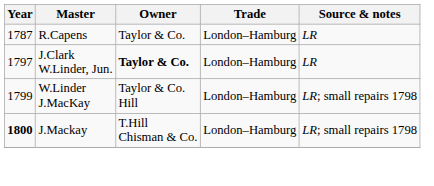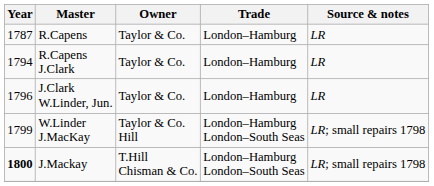+ row: (63, 61)
(20, 61) 1797 -> (20, 95) 1796
(154, 61) bold -> (152, 95) normal
(250, 95) London–Hamburg -> (254, 130) London–Hamburg London–South Seas
(250, 130) London–Hamburg -> (254, 164) London–Hamburg London–South Seas
